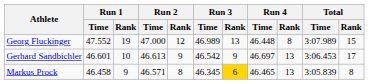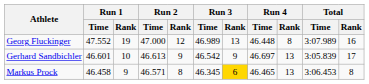(351, 42) 15 -> (351, 42) 16
(320, 57) 3:06.453 -> (320, 57) 3:05.839
(320, 72) 3:05.839 -> (320, 72) 3:06.453
